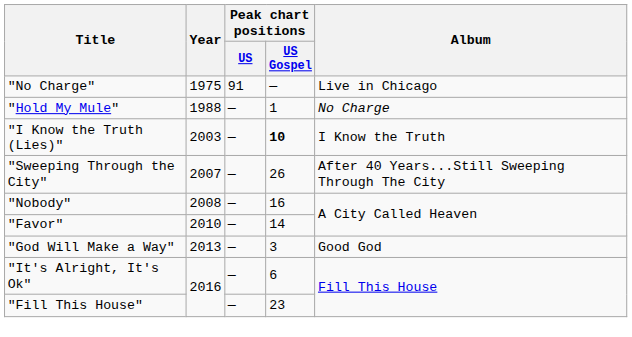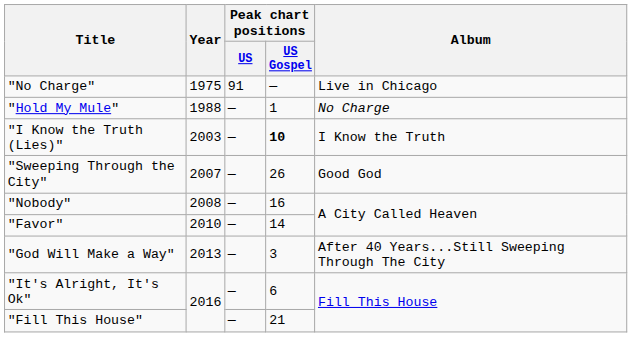(441, 174) After 40 Years...Still Sweeping Through The City -> (350, 174) Good God
(350, 247) Good God -> (441, 254) After 40 Years...Still Sweeping Through The City
(277, 305) 23 -> (277, 321) 21
